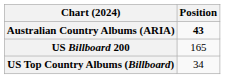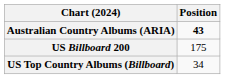(198, 47) 165 -> (198, 47) 175
